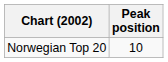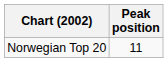(136, 47) 10 -> (136, 47) 11
